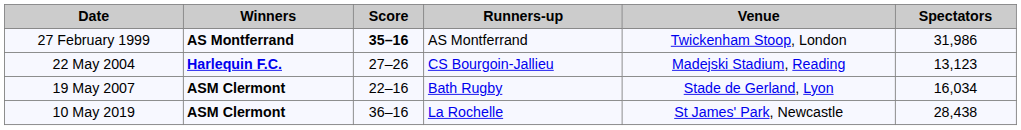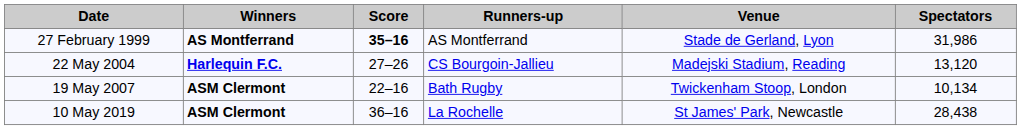(759, 40) Twickenham Stoop, London -> (759, 40) Stade de Gerland, Lyon
(955, 64) 13,123 -> (955, 64) 13,120
(759, 88) Stade de Gerland, Lyon -> (759, 88) Twickenham Stoop, London
(955, 88) 16,034 -> (955, 88) 10,134
